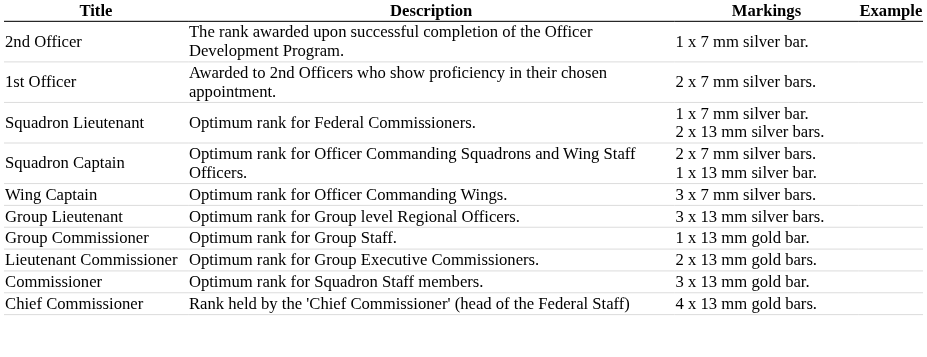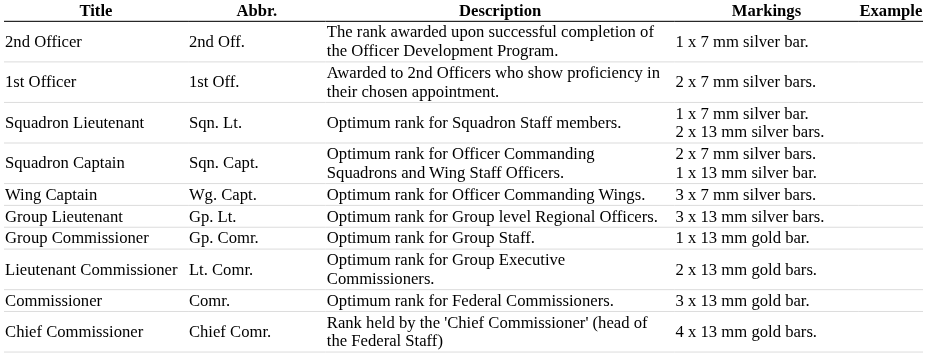+ column: (257, 10)
(332, 122) Optimum rank for Federal Commissioners. -> (474, 122) Optimum rank for Squadron Staff members.
(336, 281) Optimum rank for Squadron Staff members. -> (470, 300) Optimum rank for Federal Commissioners.
